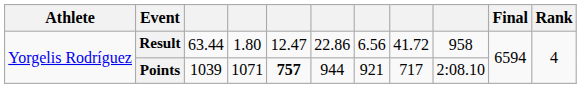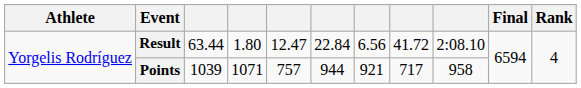(332, 44) 22.86 -> (332, 44) 22.84
(461, 44) 958 -> (461, 44) 2:08.10
(289, 70) bold -> (289, 70) normal
(461, 70) 2:08.10 -> (461, 70) 958
